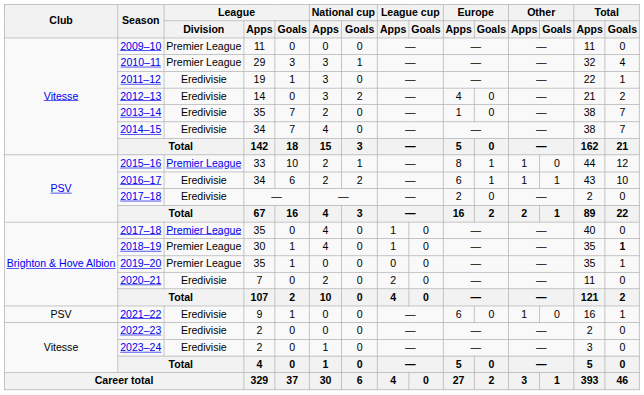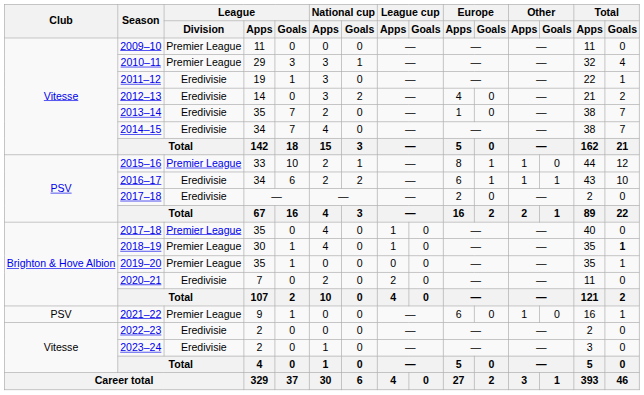(204, 314) Eredivisie -> (204, 314) Premier League
